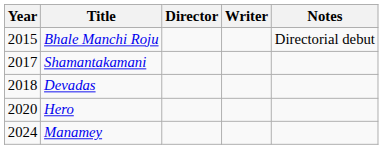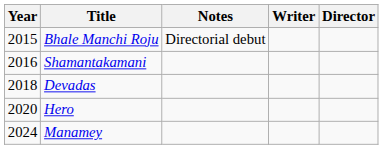columns swapped: (192, 16) <-> (325, 16)
(23, 62) 2017 -> (23, 62) 2016
